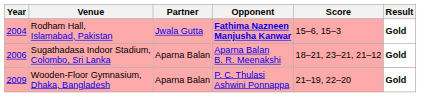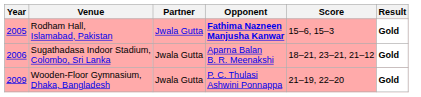(17, 31) 2004 -> (17, 31) 2005
(183, 56) Aparna Balan -> (179, 56) Jwala Gutta
(183, 80) Aparna Balan -> (179, 80) Jwala Gutta
